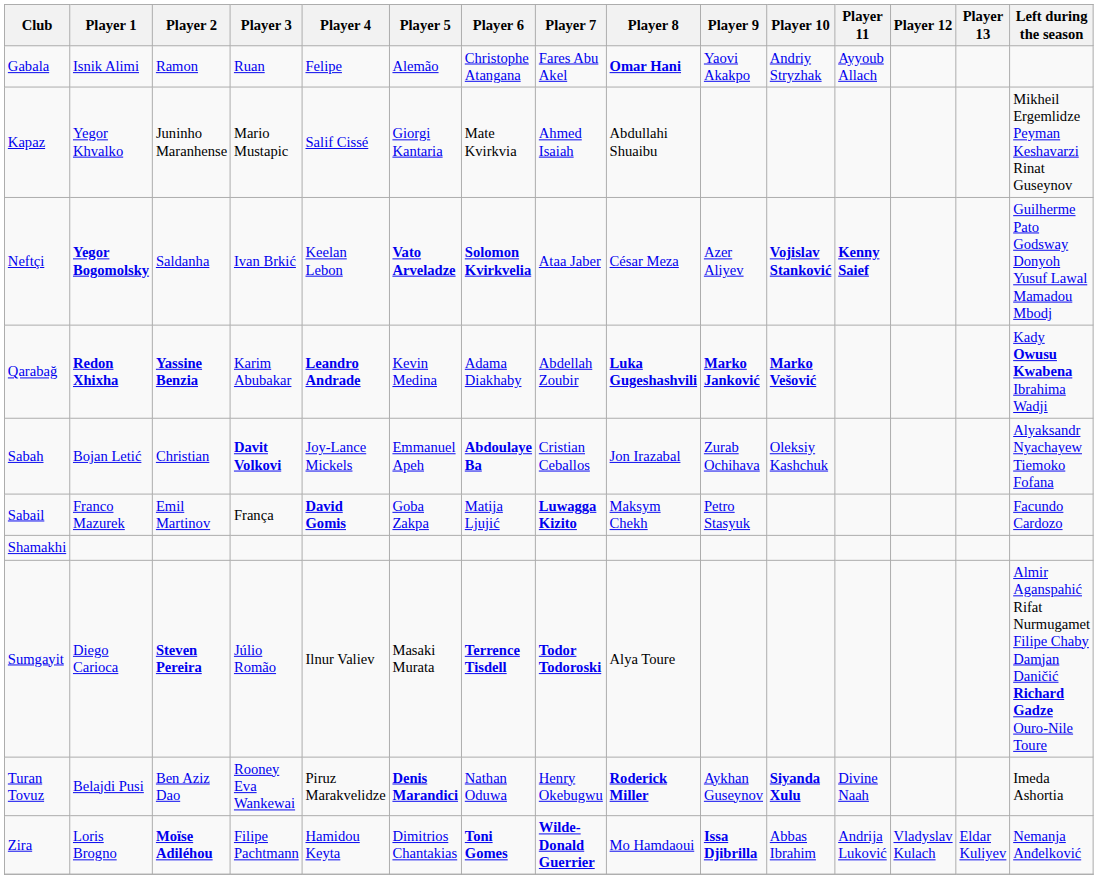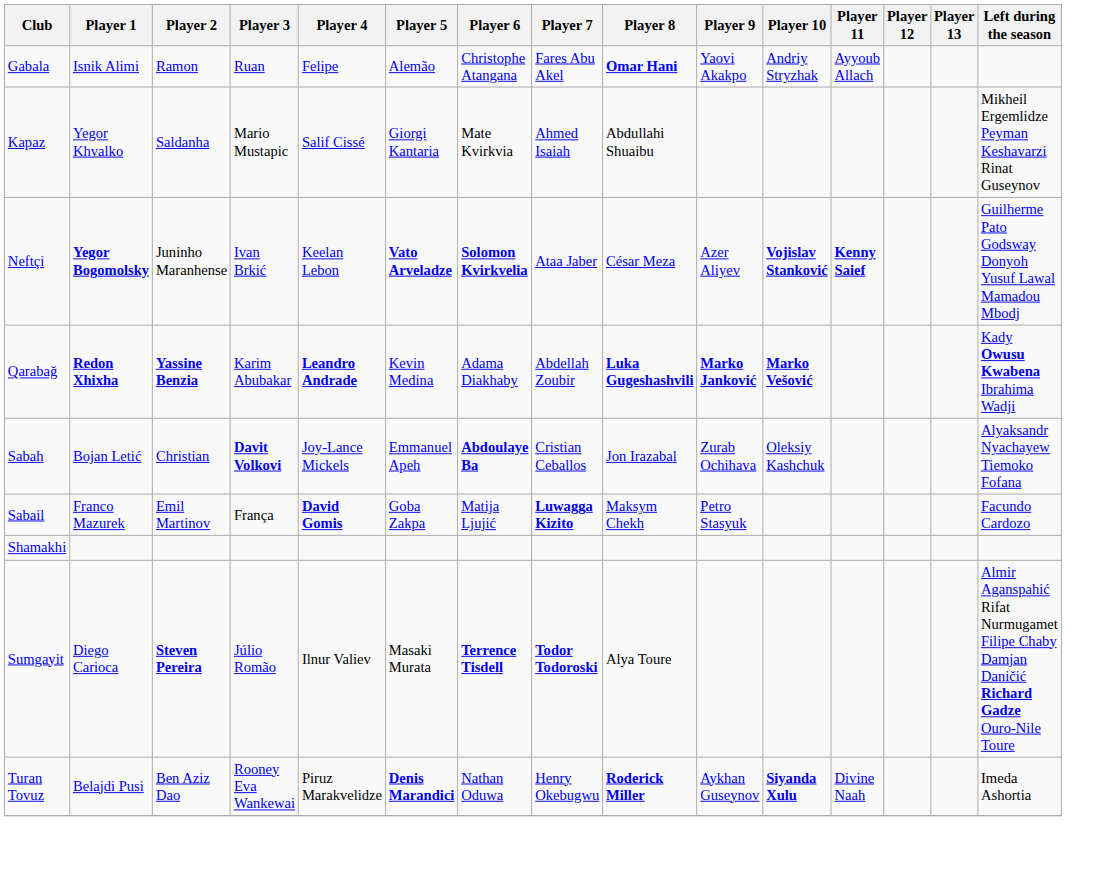(192, 142) Juninho Maranhense -> (183, 142) Saldanha
(183, 261) Saldanha -> (192, 261) Juninho Maranhense
- row: (20, 844)
